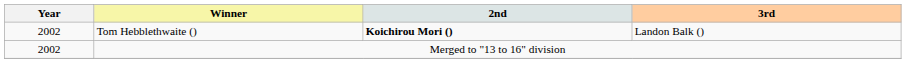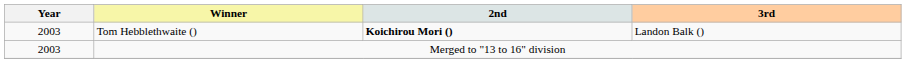(49, 31) 2002 -> (49, 31) 2003
(49, 49) 2002 -> (49, 49) 2003
